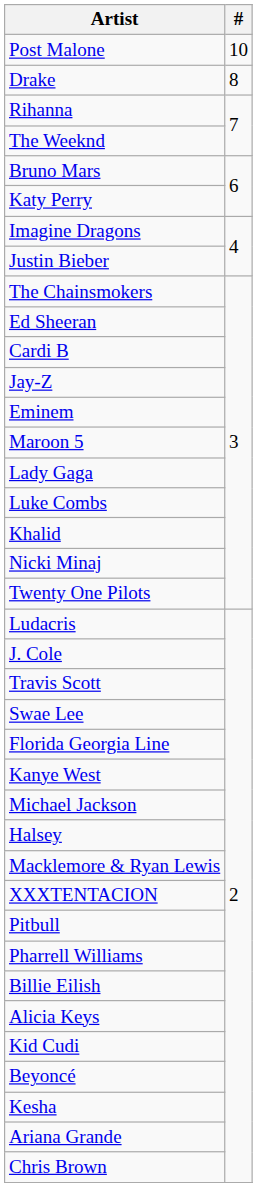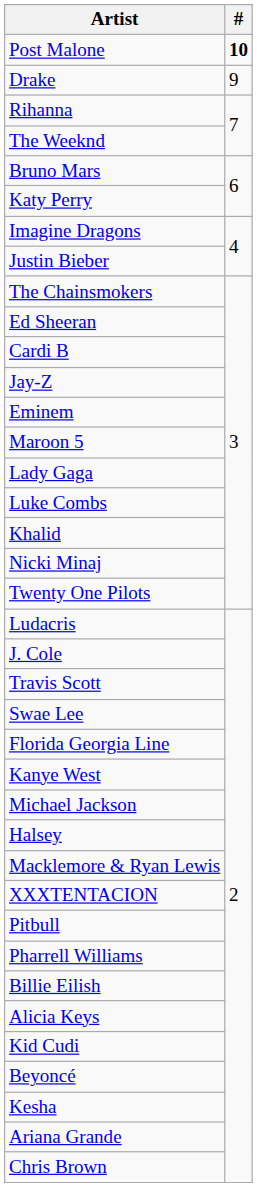(239, 49) normal -> (239, 49) bold
(234, 79) 8 -> (234, 79) 9
